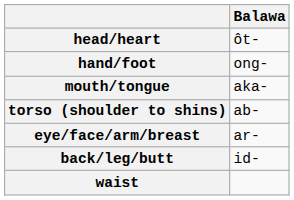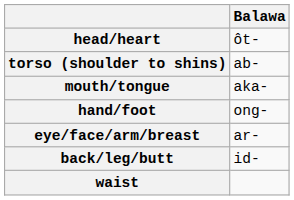rows swapped: (117, 64) <-> (117, 111)
